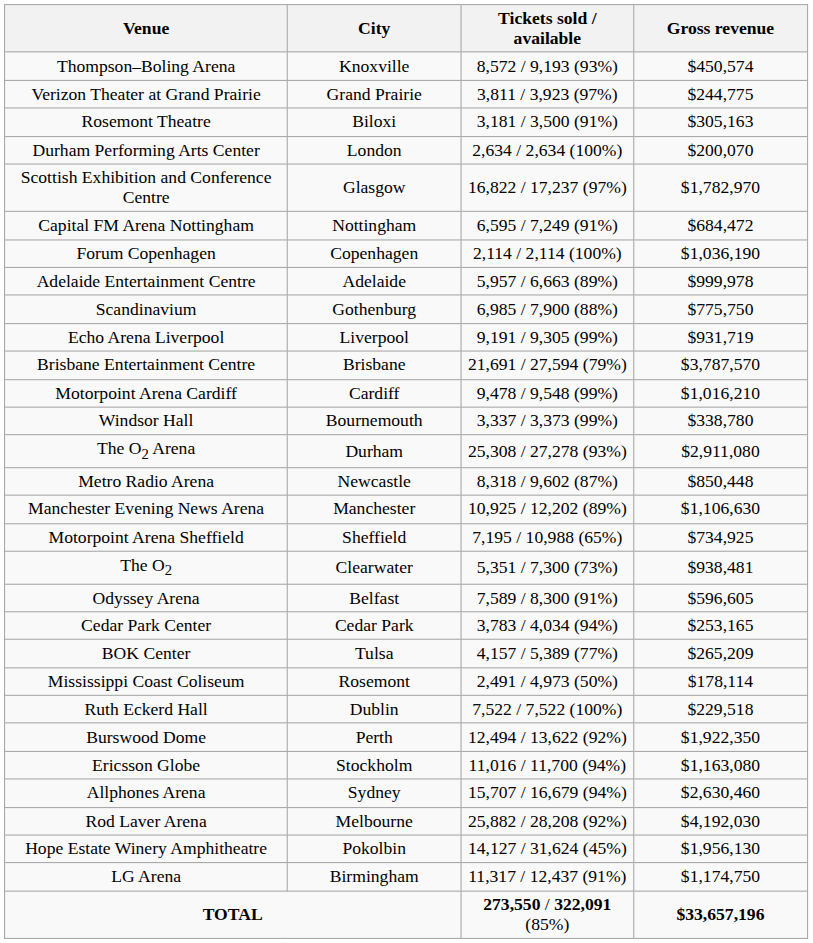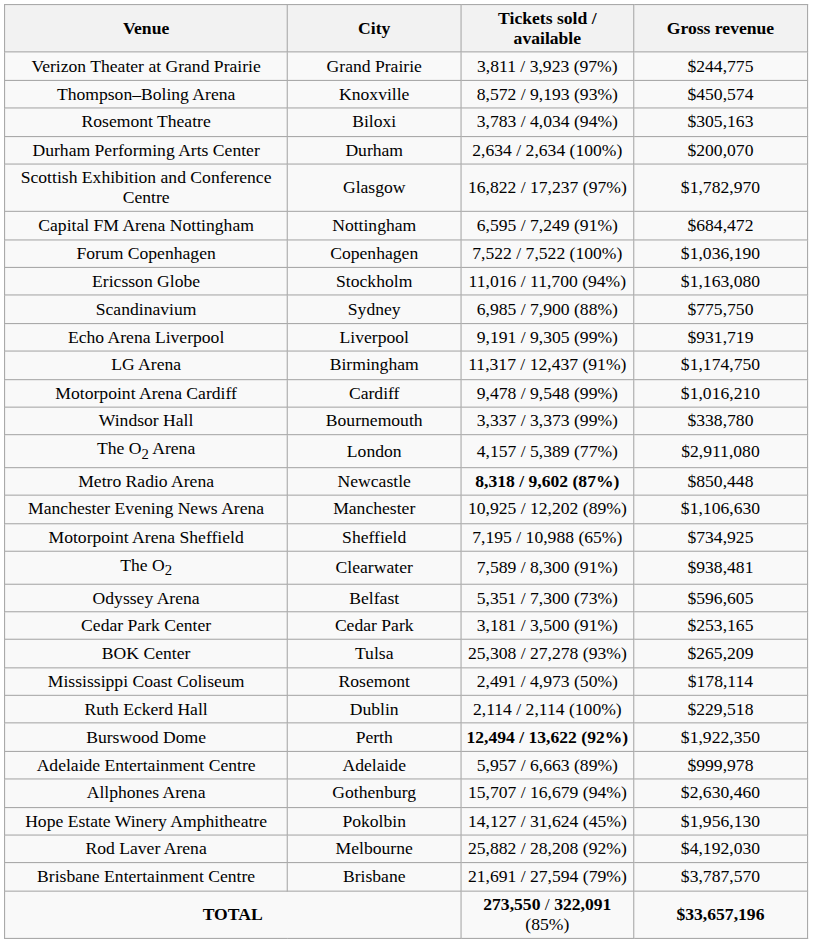rows swapped: (146, 66) <-> (146, 94)
(547, 121) 3,181 / 3,500 (91%) -> (547, 121) 3,783 / 4,034 (94%)
(374, 149) London -> (374, 149) Durham
(547, 253) 2,114 / 2,114 (100%) -> (547, 253) 7,522 / 7,522 (100%)
rows swapped: (146, 765) <-> (146, 281)
(374, 309) Gothenburg -> (374, 309) Sydney
rows swapped: (146, 876) <-> (146, 365)
(374, 451) Durham -> (374, 451) London
(547, 451) 25,308 / 27,278 (93%) -> (547, 451) 4,157 / 5,389 (77%)
(547, 481) normal -> (547, 481) bold
(547, 567) 5,351 / 7,300 (73%) -> (547, 567) 7,589 / 8,300 (91%)
(547, 597) 7,589 / 8,300 (91%) -> (547, 597) 5,351 / 7,300 (73%)
(547, 625) 3,783 / 4,034 (94%) -> (547, 625) 3,181 / 3,500 (91%)
(547, 653) 4,157 / 5,389 (77%) -> (547, 653) 25,308 / 27,278 (93%)
(547, 709) 7,522 / 7,522 (100%) -> (547, 709) 2,114 / 2,114 (100%)
(547, 737) normal -> (547, 737) bold
(374, 792) Sydney -> (374, 792) Gothenburg
rows swapped: (146, 848) <-> (146, 820)
